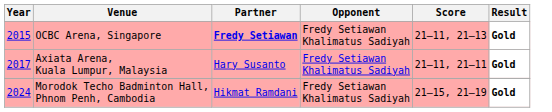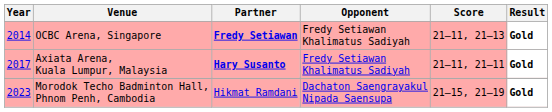(19, 35) 2015 -> (19, 35) 2014
(250, 64) normal -> (250, 64) bold
(19, 92) 2024 -> (19, 92) 2023
(356, 92) Fredy Setiawan Khalimatus Sadiyah -> (365, 92) Dachaton Saengrayakul Nipada Saensupa
